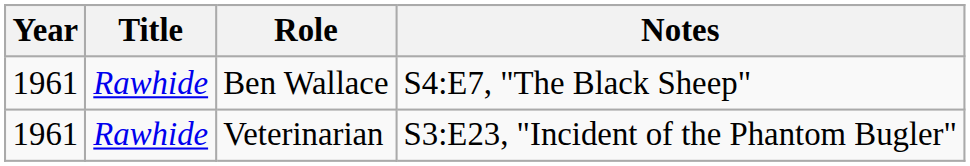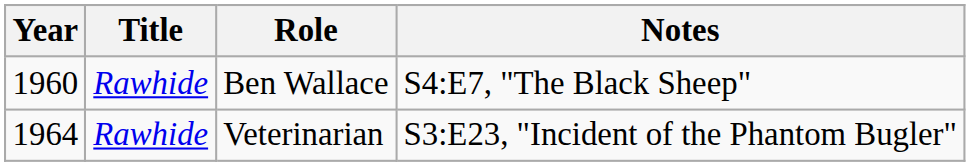(45, 82) 1961 -> (45, 82) 1960
(45, 134) 1961 -> (45, 134) 1964
